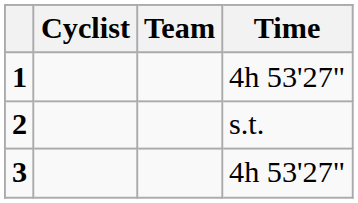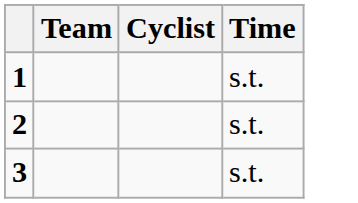columns swapped: (85, 28) <-> (180, 28)
(287, 76) 4h 53'27" -> (247, 76) s.t.
(287, 172) 4h 53'27" -> (247, 172) s.t.
